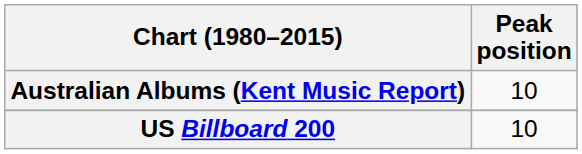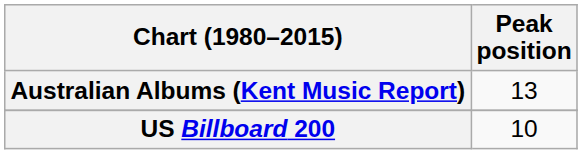(524, 90) 10 -> (524, 90) 13
